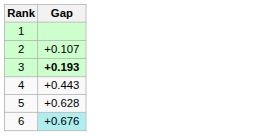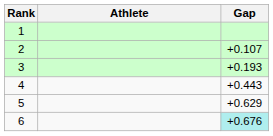+ column: (129, 13)
(62, 67) bold -> (245, 67) normal
(62, 103) +0.628 -> (245, 103) +0.629
